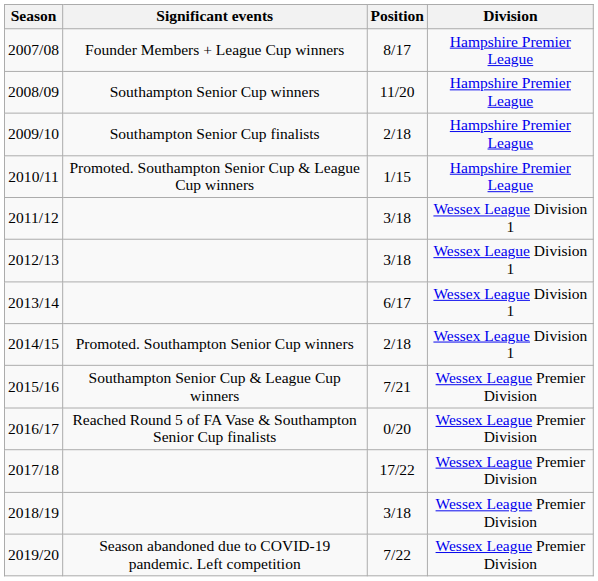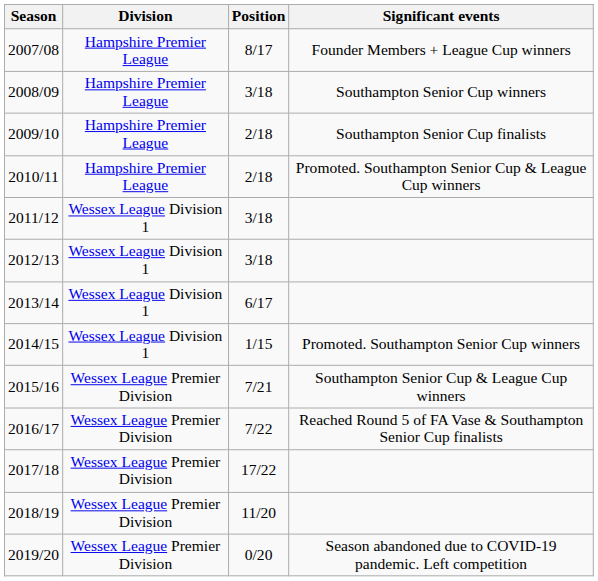columns swapped: (510, 16) <-> (215, 16)
(397, 92) 11/20 -> (259, 92) 3/18
(397, 176) 1/15 -> (259, 176) 2/18
(397, 344) 2/18 -> (259, 344) 1/15
(397, 428) 0/20 -> (259, 428) 7/22
(397, 512) 3/18 -> (259, 512) 11/20
(397, 555) 7/22 -> (259, 555) 0/20
